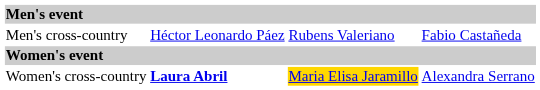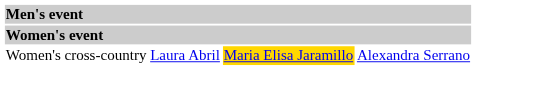- row: (67, 34)
(189, 76) bold -> (185, 55) normal
